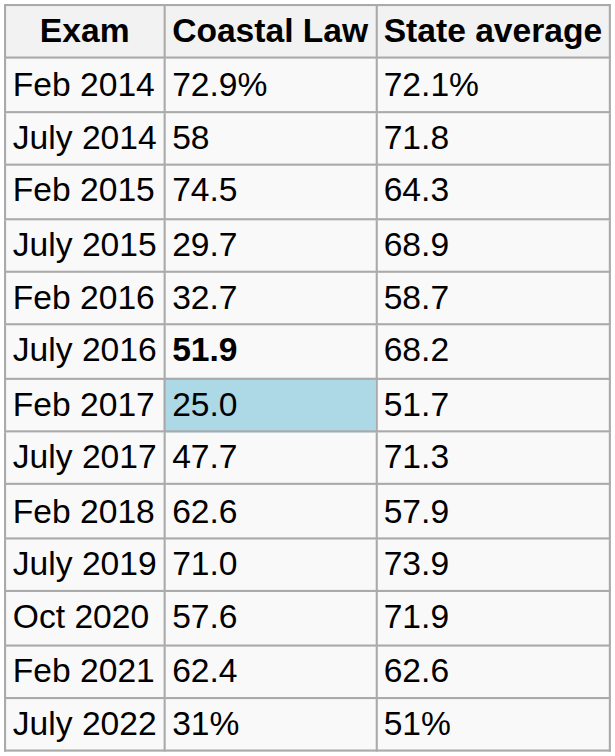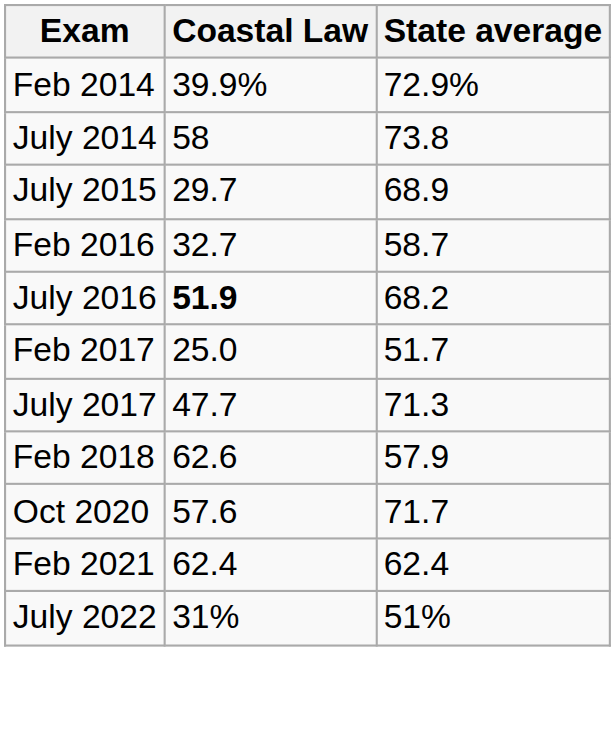(220, 84) 72.9% -> (220, 84) 39.9%
(431, 84) 72.1% -> (431, 84) 72.9%
(416, 137) 71.8 -> (416, 137) 73.8
- row: (84, 191)
(205, 404) lightblue background -> (205, 350) no background
- row: (85, 564)
(416, 617) 71.9 -> (416, 510) 71.7
(416, 670) 62.6 -> (416, 564) 62.4
